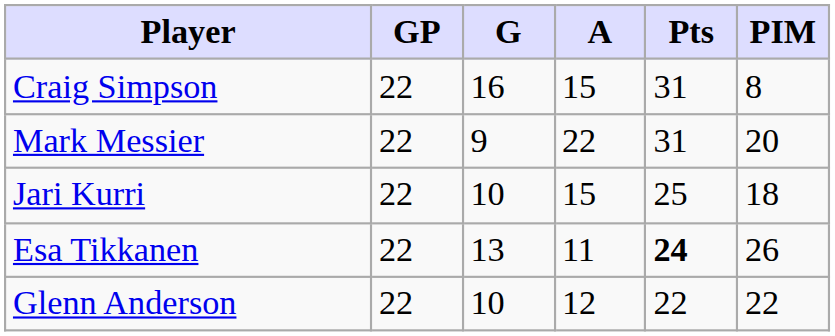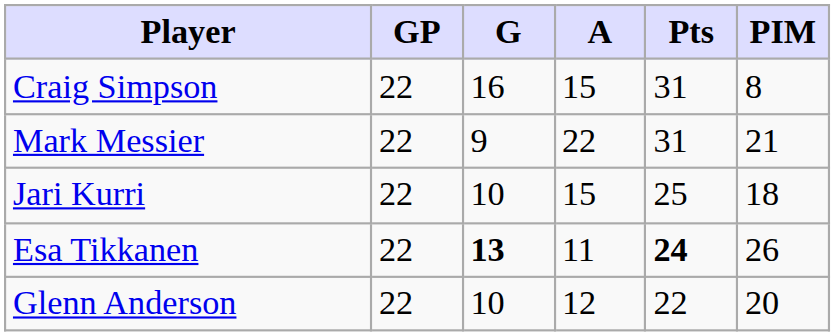(762, 140) 20 -> (762, 140) 21
(488, 248) normal -> (488, 248) bold
(762, 303) 22 -> (762, 303) 20
